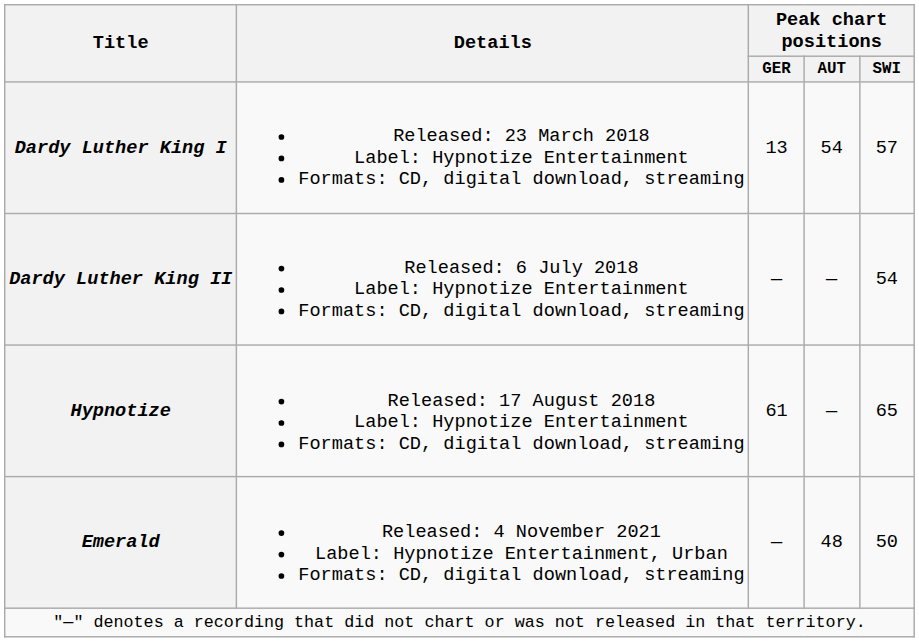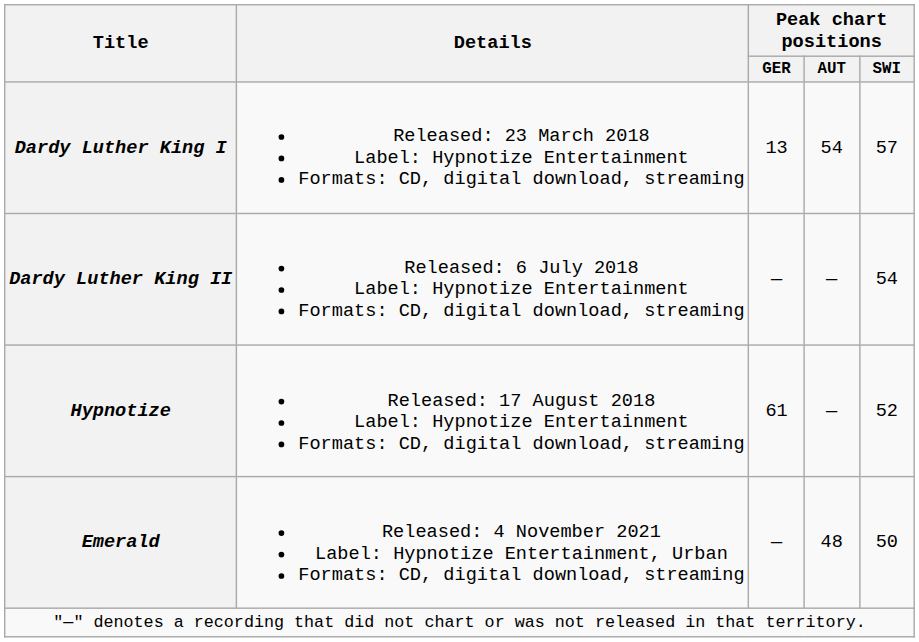(887, 411) 65 -> (887, 411) 52
